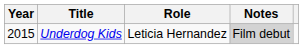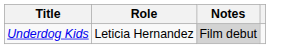- column: (21, 14)
